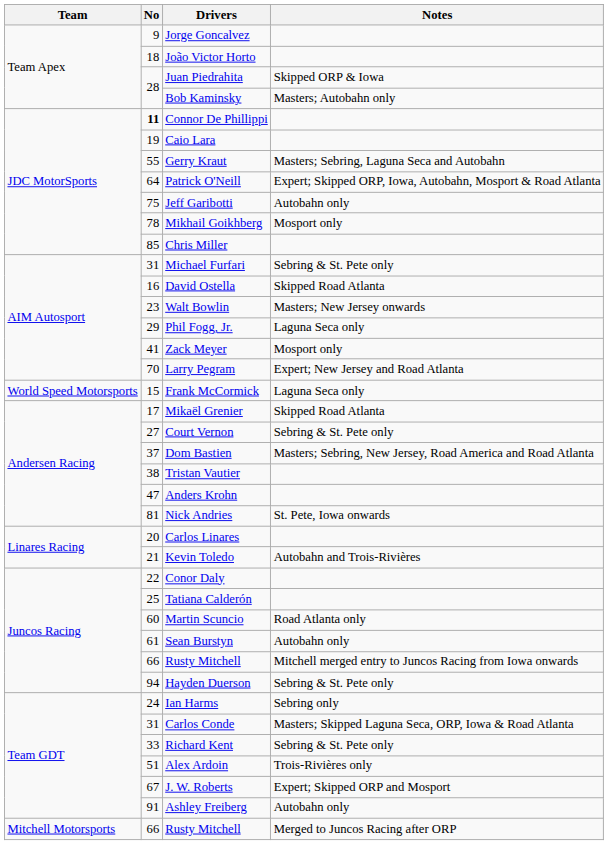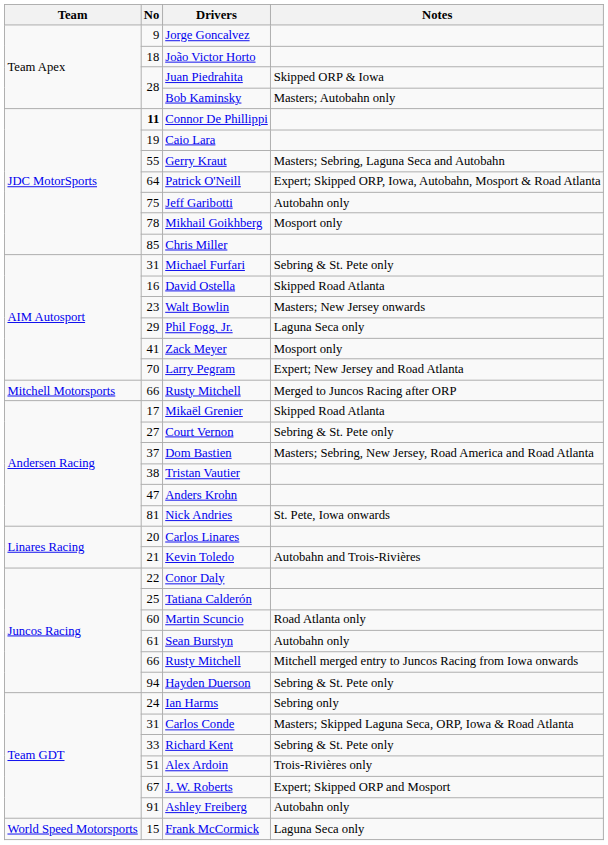rows swapped: (212, 390) <-> (203, 828)
